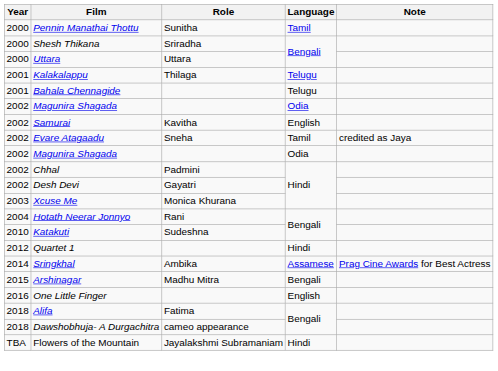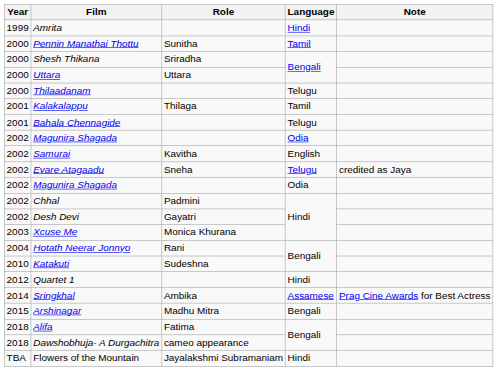+ row: (48, 28)
+ row: (62, 91)
(302, 75) Telugu -> (299, 106) Tamil
(299, 138) Tamil -> (302, 169) Telugu
- row: (70, 295)
